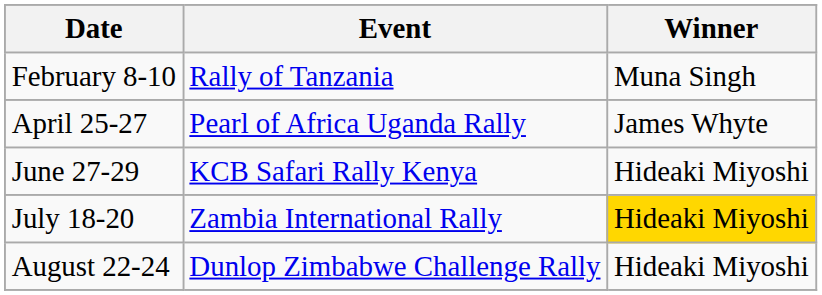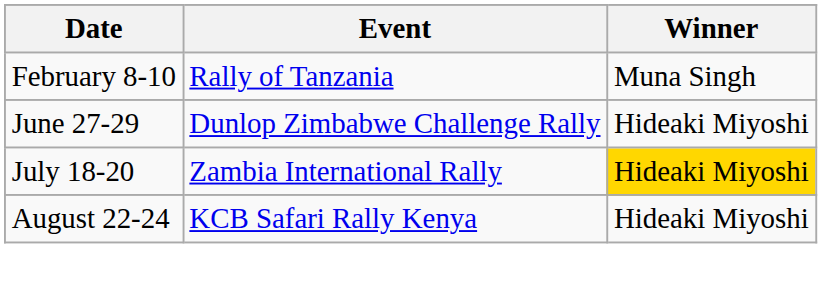- row: (79, 123)
(333, 171) KCB Safari Rally Kenya -> (395, 123) Dunlop Zimbabwe Challenge Rally
(395, 266) Dunlop Zimbabwe Challenge Rally -> (333, 218) KCB Safari Rally Kenya
